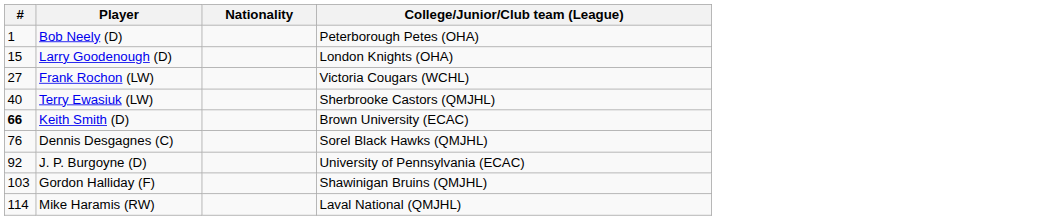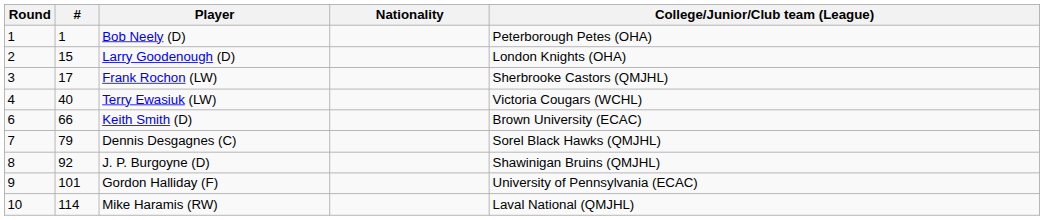+ column: (30, 15)
(15, 78) 27 -> (66, 78) 17
(394, 78) Victoria Cougars (WCHL) -> (580, 78) Sherbrooke Castors (QMJHL)
(407, 99) Sherbrooke Castors (QMJHL) -> (567, 99) Victoria Cougars (WCHL)
(15, 120) bold -> (66, 120) normal
(15, 141) 76 -> (66, 141) 79
(422, 162) University of Pennsylvania (ECAC) -> (576, 162) Shawinigan Bruins (QMJHL)
(19, 183) 103 -> (69, 183) 101
(403, 183) Shawinigan Bruins (QMJHL) -> (595, 183) University of Pennsylvania (ECAC)
